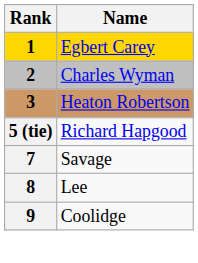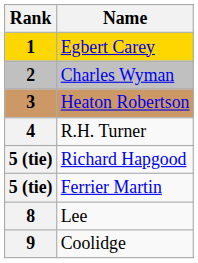+ row: (103, 131)
+ row: (111, 187)
- row: (86, 159)
